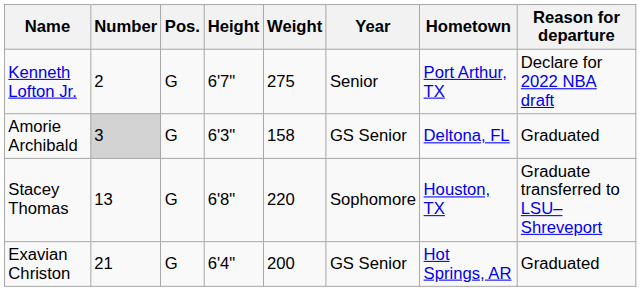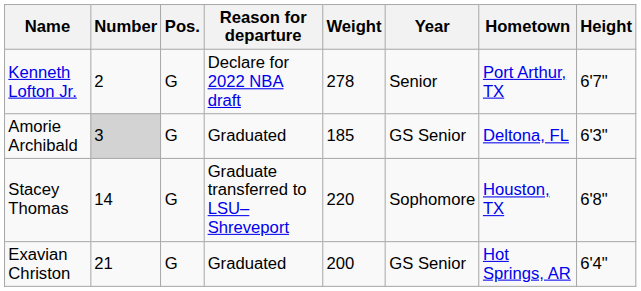columns swapped: (234, 27) <-> (576, 27)
(281, 81) 275 -> (340, 81) 278
(281, 135) 158 -> (340, 135) 185
(104, 199) 13 -> (104, 199) 14
